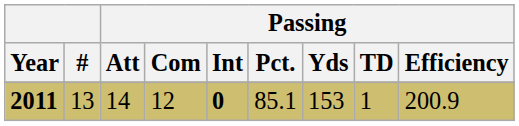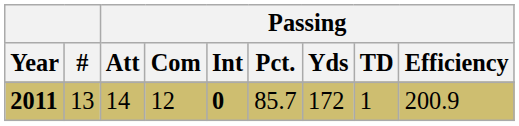(275, 100) 85.1 -> (275, 100) 85.7
(326, 100) 153 -> (326, 100) 172
